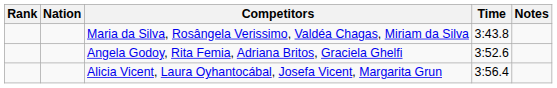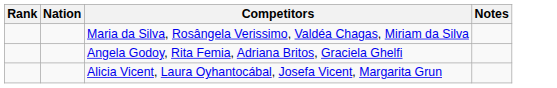- column: (492, 14)
